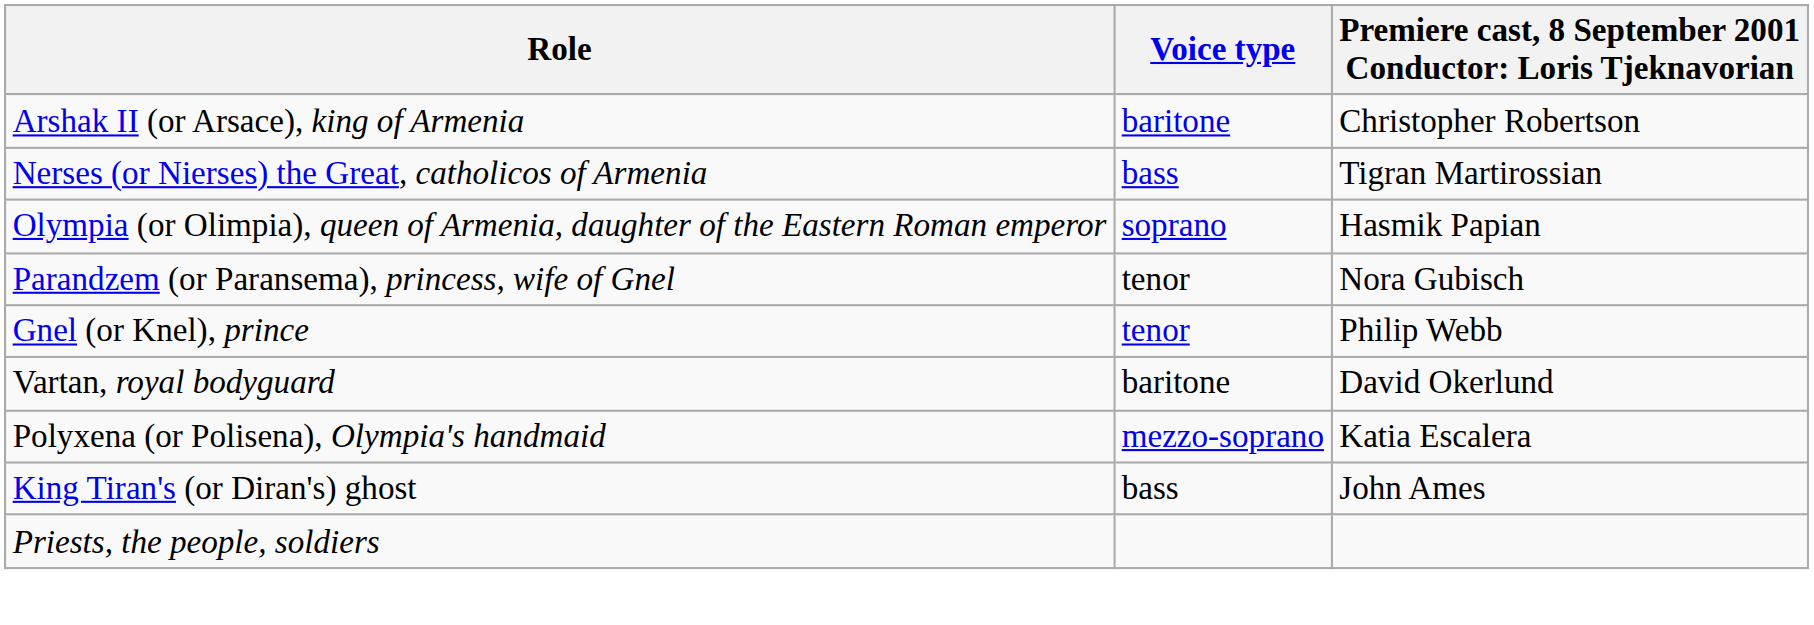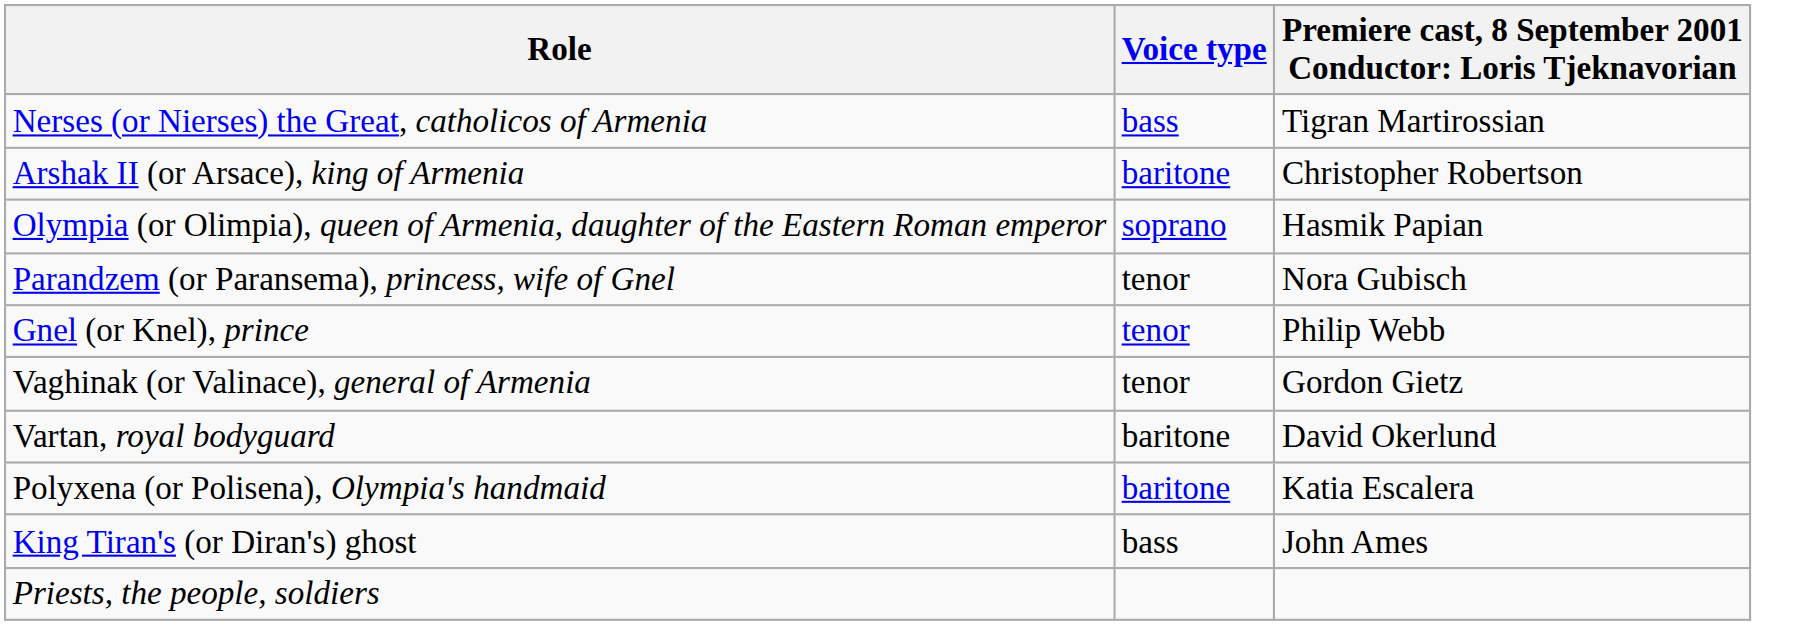rows swapped: (269, 120) <-> (360, 173)
+ row: (302, 383)
(1223, 435) mezzo-soprano -> (1176, 488) baritone
